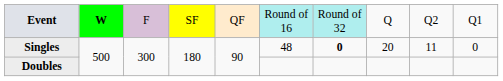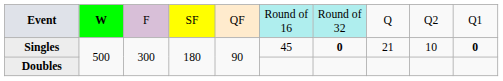(286, 47) 48 -> (286, 47) 45
(388, 47) 20 -> (388, 47) 21
(431, 47) 11 -> (431, 47) 10
(475, 47) normal -> (475, 47) bold
